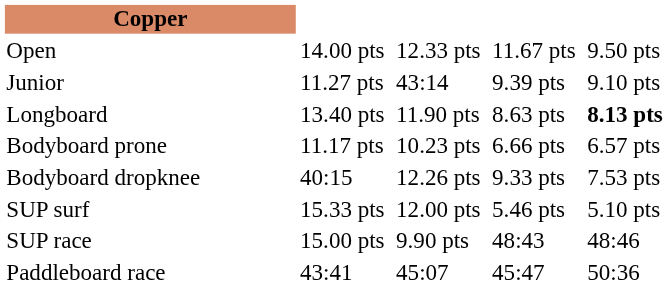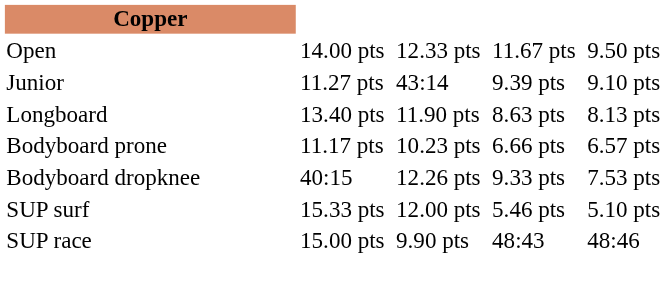(625, 114) bold -> (624, 114) normal
- row: (86, 272)
